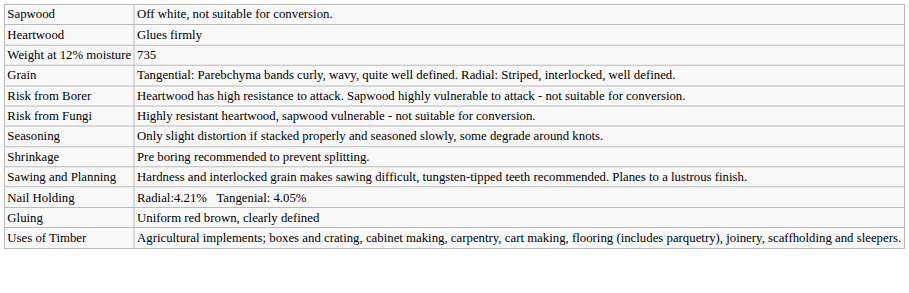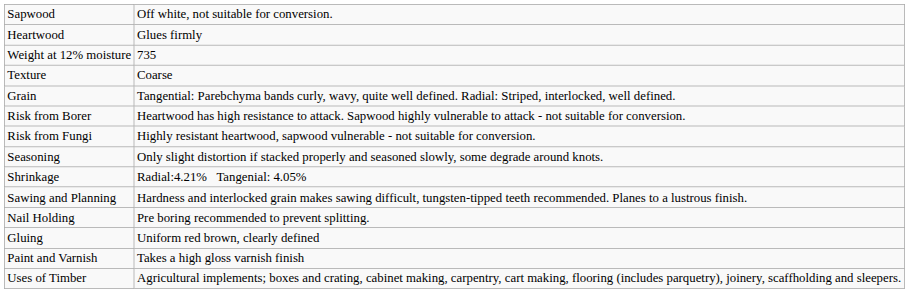+ row: (27, 75)
(253, 156) Pre boring recommended to prevent splitting. -> (222, 177) Radial:4.21% Tangenial: 4.05%
(222, 197) Radial:4.21% Tangenial: 4.05% -> (253, 217) Pre boring recommended to prevent splitting.
+ row: (52, 258)
